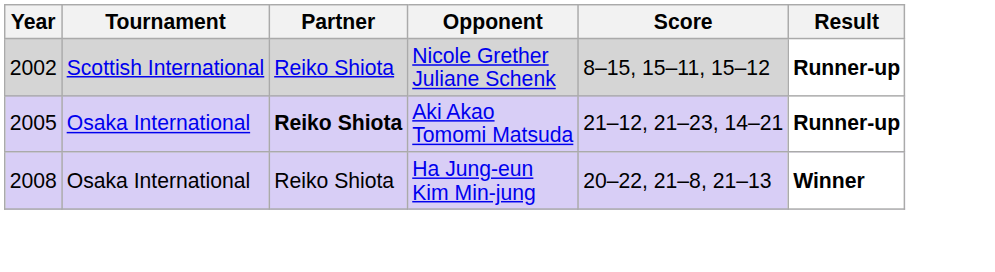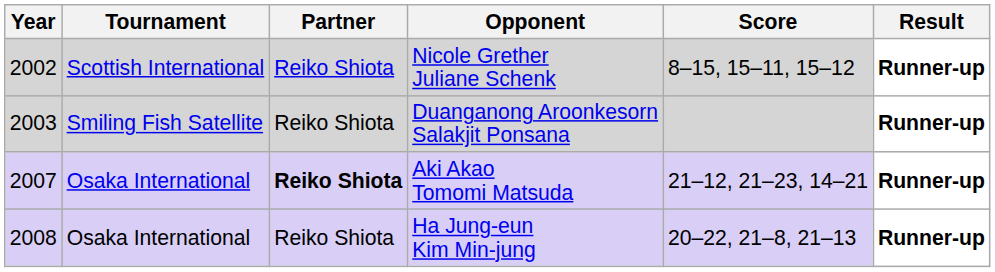+ row: (535, 124)
(33, 124) 2005 -> (33, 181) 2007
(829, 181) Winner -> (931, 238) Runner-up
